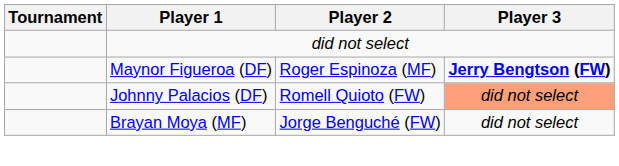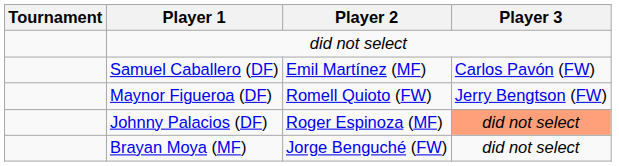+ row: (194, 69)
(358, 69) Roger Espinoza (MF) -> (359, 95) Romell Quioto (FW)
(529, 69) bold -> (531, 95) normal
(352, 95) Romell Quioto (FW) -> (364, 122) Roger Espinoza (MF)
